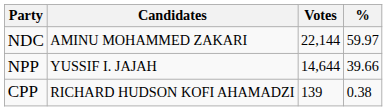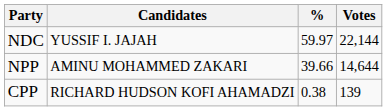columns swapped: (321, 15) <-> (363, 15)
(149, 40) AMINU MOHAMMED ZAKARI -> (104, 40) YUSSIF I. JAJAH
(104, 66) YUSSIF I. JAJAH -> (149, 66) AMINU MOHAMMED ZAKARI
